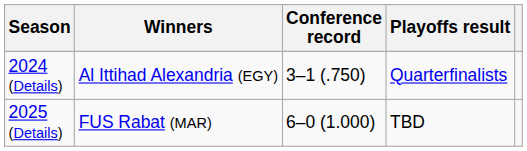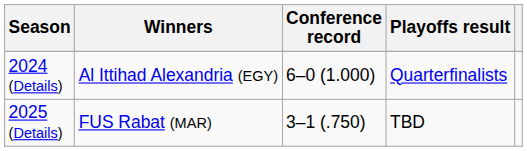(326, 75) 3–1 (.750) -> (331, 75) 6–0 (1.000)
(331, 122) 6–0 (1.000) -> (326, 122) 3–1 (.750)
